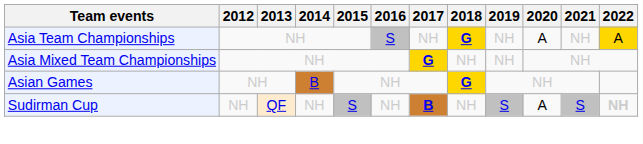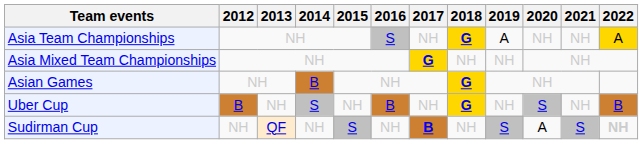(504, 38) NH -> (504, 38) A
(542, 38) A -> (542, 38) NH
+ row: (38, 105)
